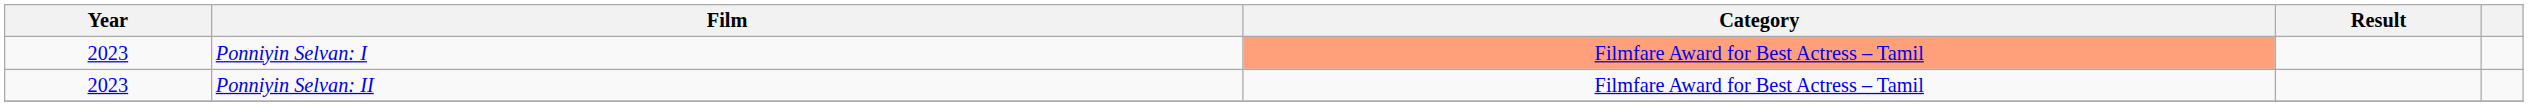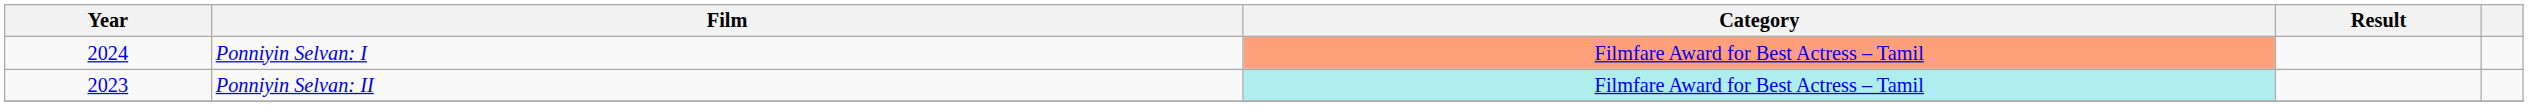(108, 52) 2023 -> (108, 52) 2024
(1759, 85) no background -> (1759, 85) paleturquoise background
